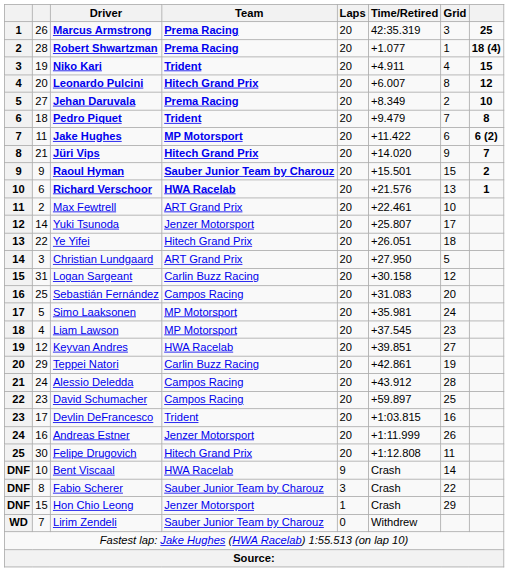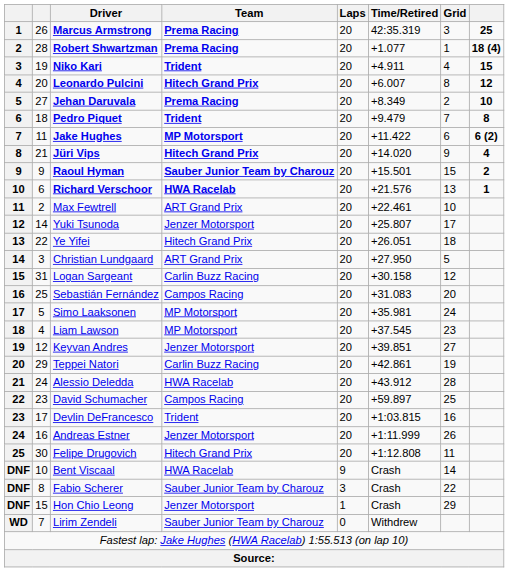(486, 153) 7 -> (486, 153) 4
(199, 347) HWA Racelab -> (209, 347) Jenzer Motorsport
(204, 382) Campos Racing -> (199, 382) HWA Racelab
